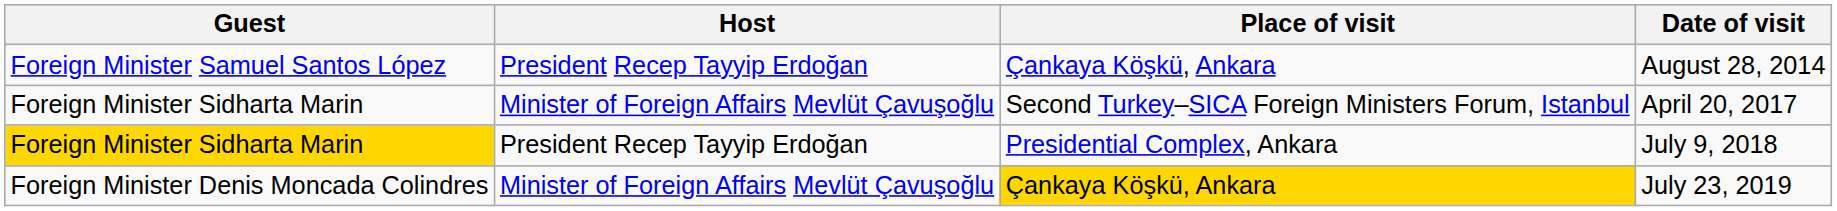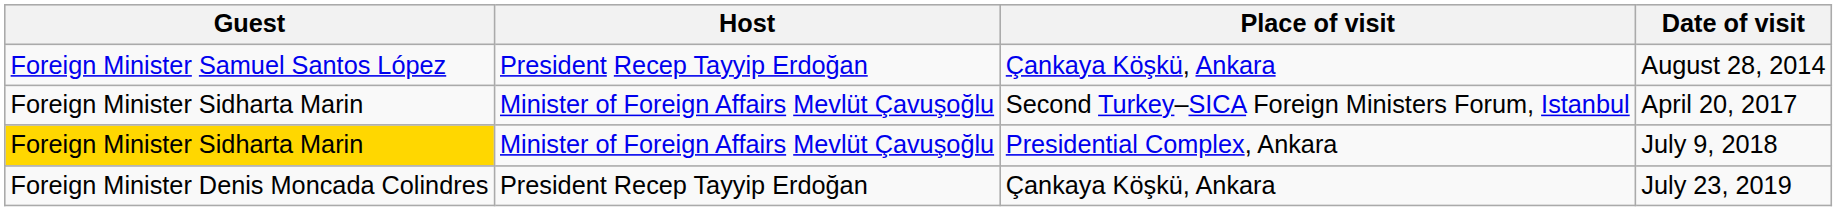(684, 144) President Recep Tayyip Erdoğan -> (747, 144) Minister of Foreign Affairs Mevlüt Çavuşoğlu
(747, 184) Minister of Foreign Affairs Mevlüt Çavuşoğlu -> (684, 184) President Recep Tayyip Erdoğan
(1141, 184) gold background -> (1141, 184) no background
